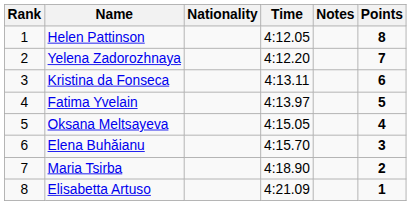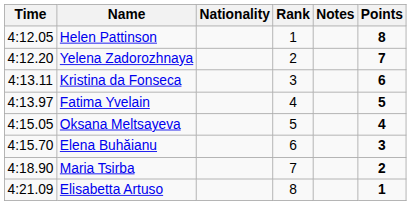columns swapped: (24, 15) <-> (287, 15)
